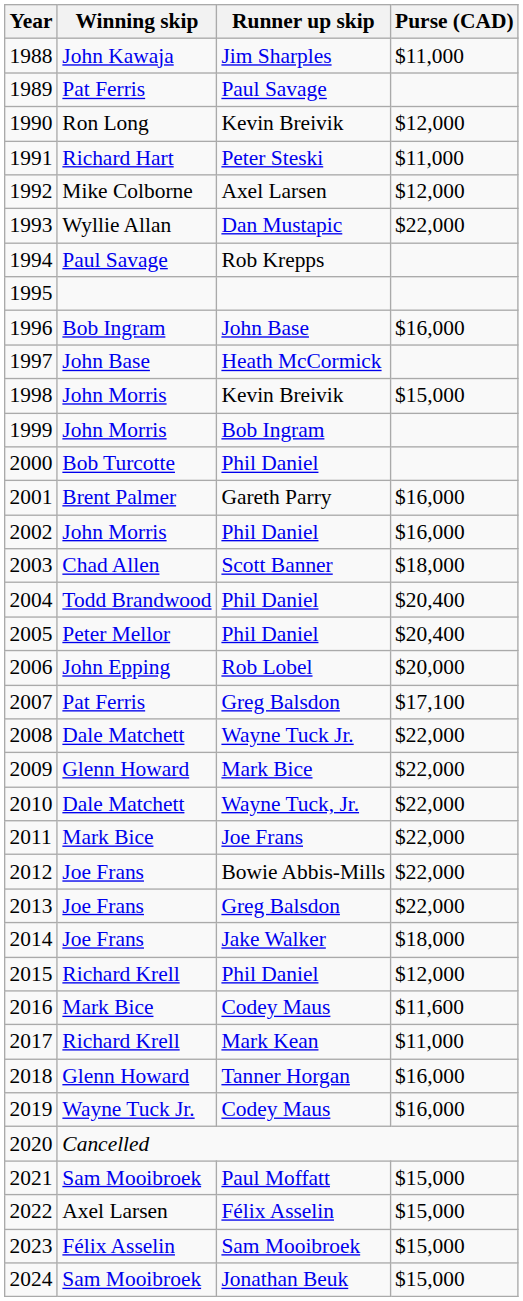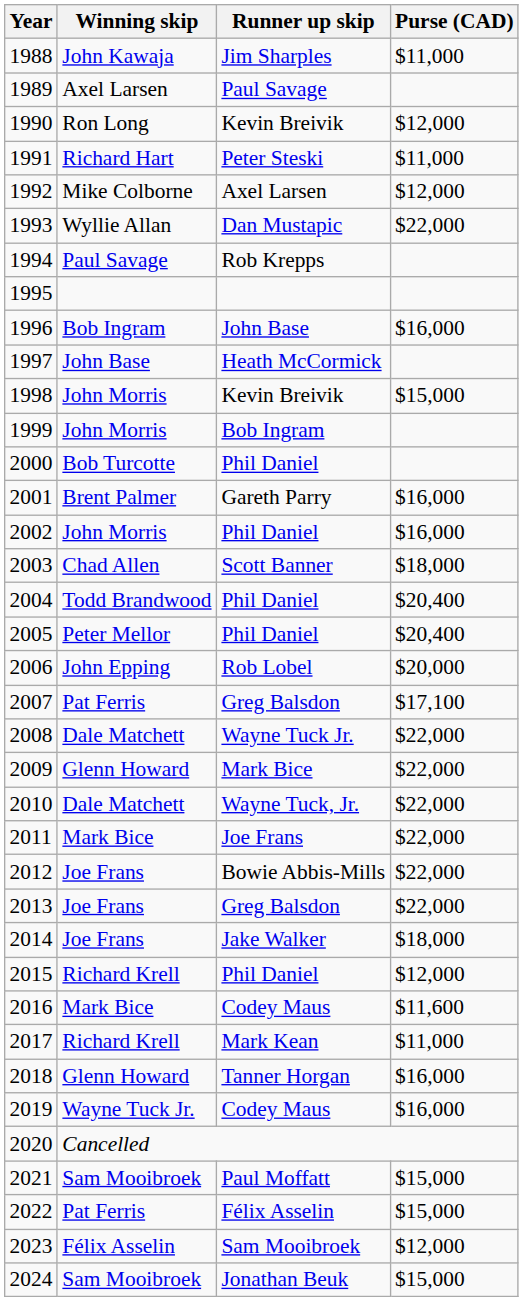(104, 89) Pat Ferris -> (115, 89) Axel Larsen
(115, 1211) Axel Larsen -> (104, 1211) Pat Ferris
(430, 1245) $15,000 -> (430, 1245) $12,000
